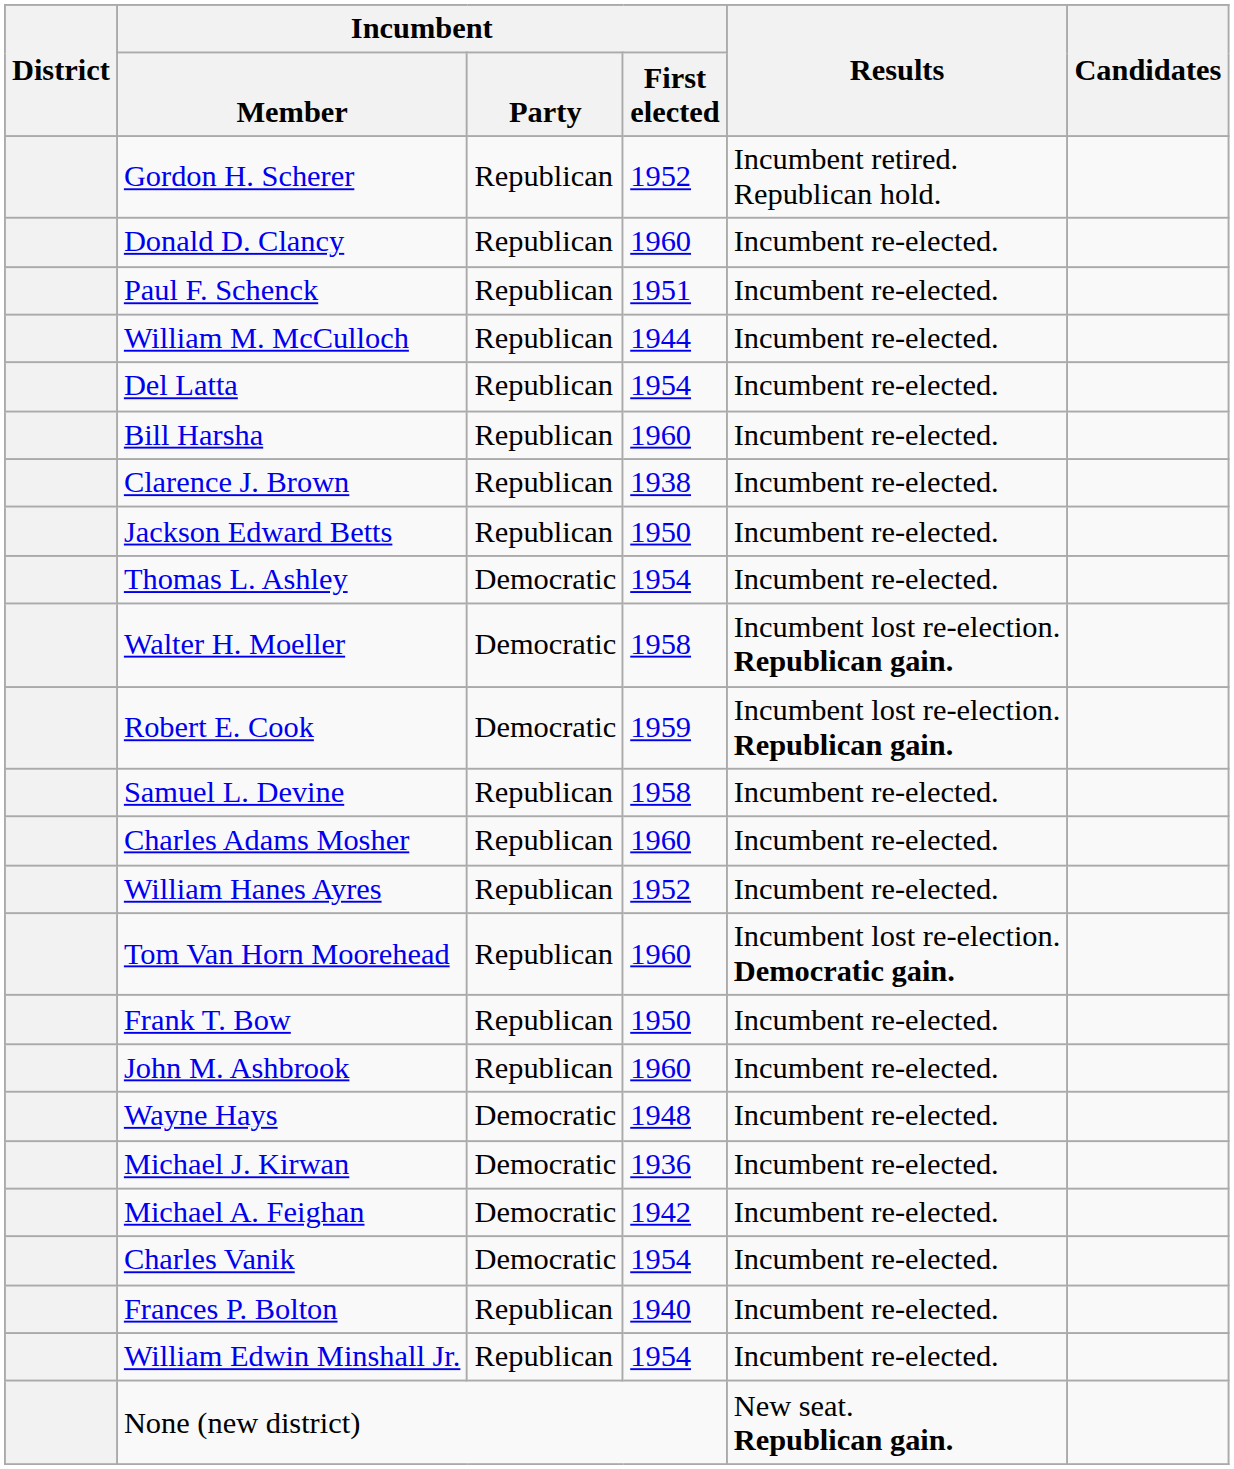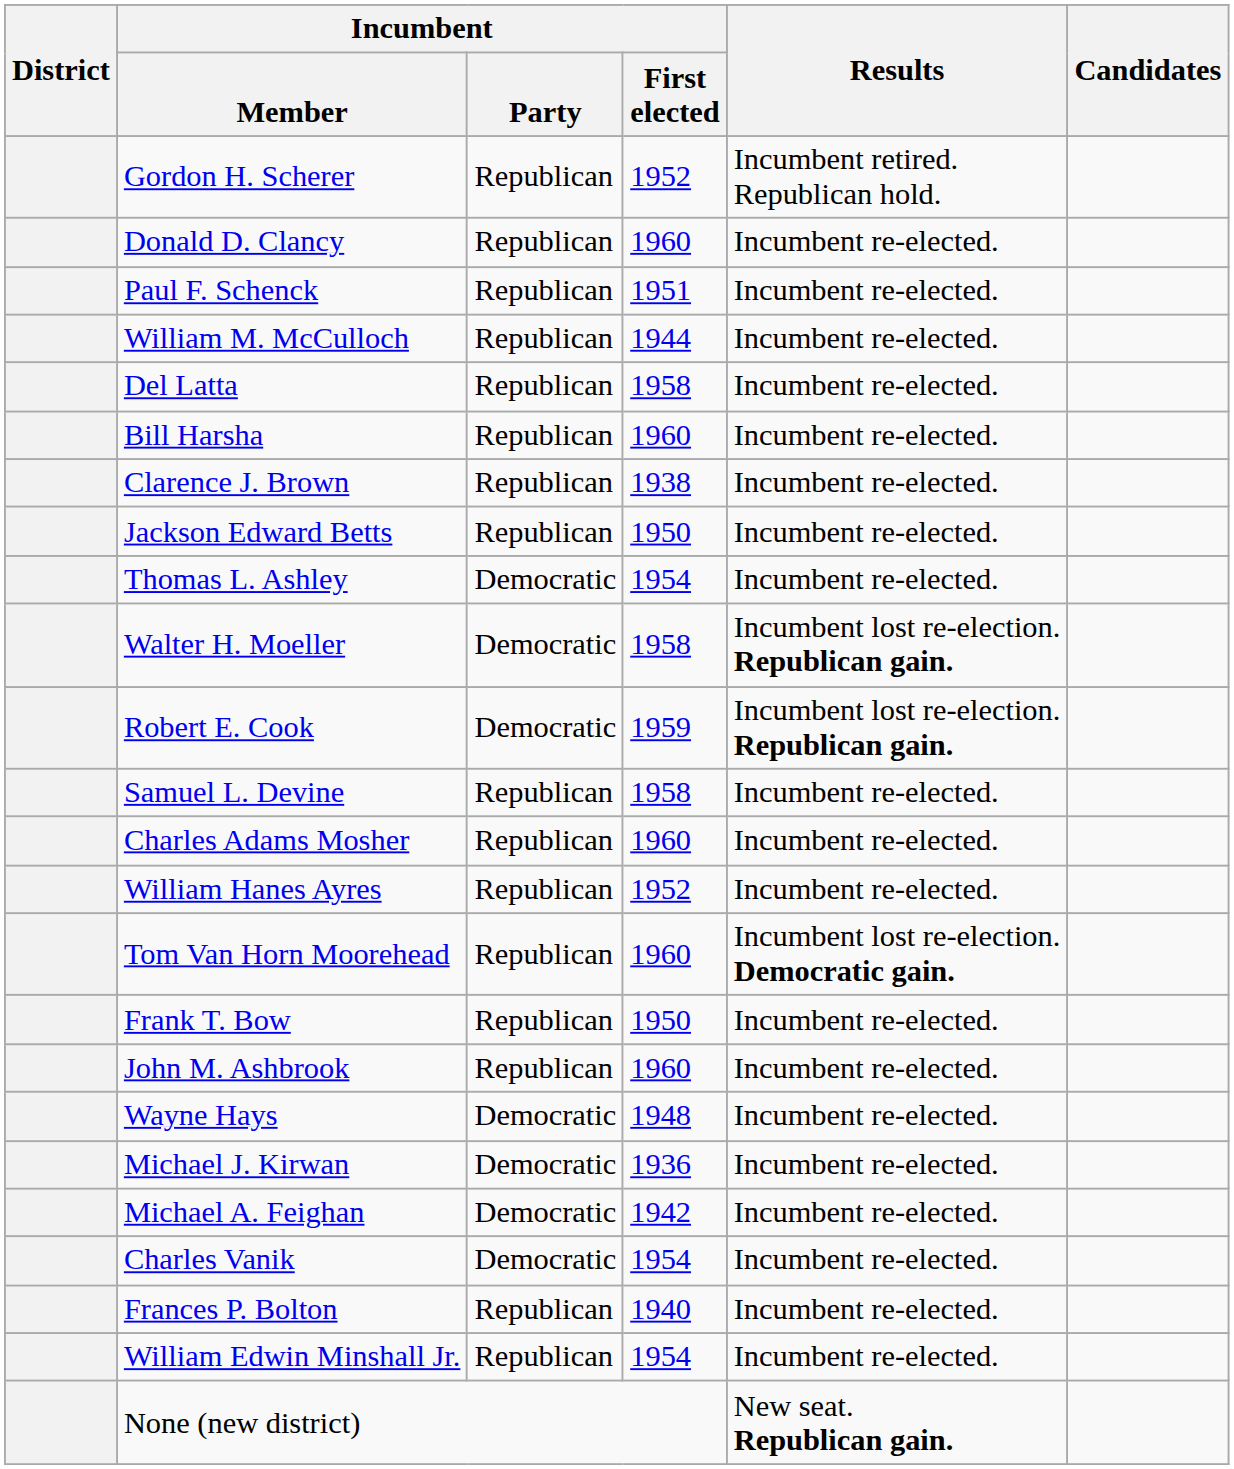(661, 386) 1954 -> (661, 386) 1958
